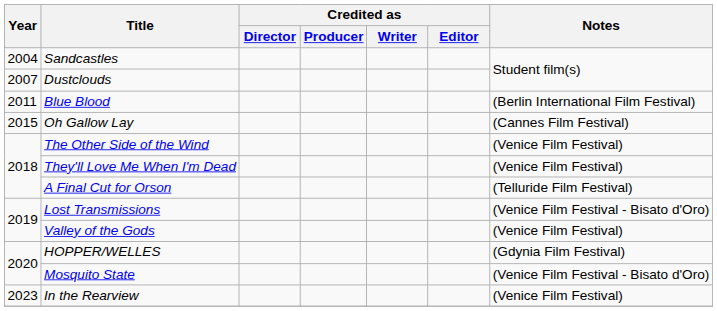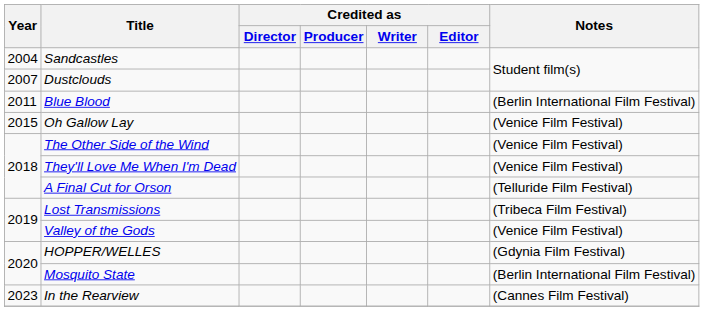(561, 123) (Cannes Film Festival) -> (558, 123) (Venice Film Festival)
(601, 209) (Venice Film Festival - Bisato d'Oro) -> (560, 209) (Tribeca Film Festival)
(601, 274) (Venice Film Festival - Bisato d'Oro) -> (594, 274) (Berlin International Film Festival)
(558, 295) (Venice Film Festival) -> (561, 295) (Cannes Film Festival)
